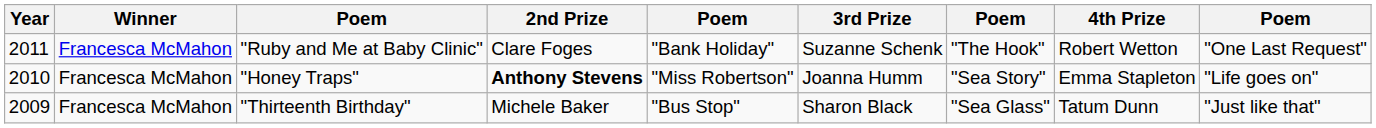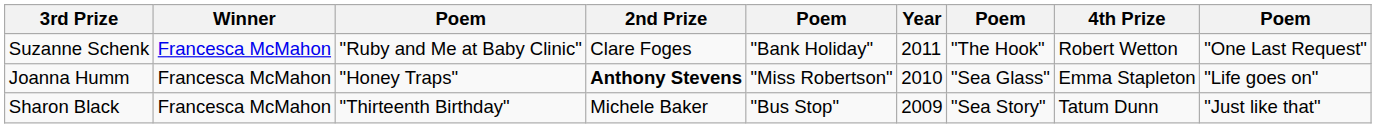columns swapped: (30, 19) <-> (872, 19)
(998, 78) "Sea Story" -> (1000, 78) "Sea Glass"
(1000, 107) "Sea Glass" -> (998, 107) "Sea Story"
